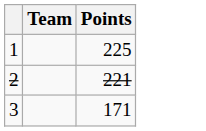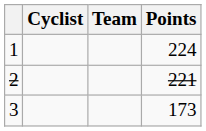+ column: (55, 19)
(117, 49) 225 -> (182, 49) 224
(117, 110) 171 -> (182, 110) 173
